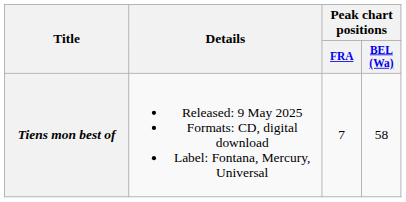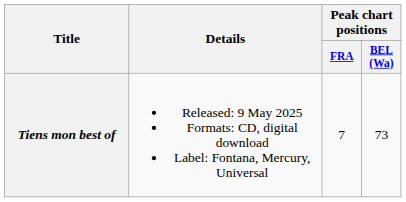(381, 135) 58 -> (381, 135) 73
